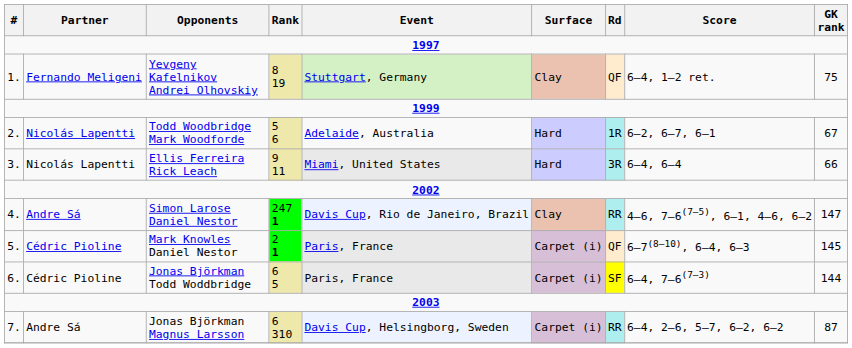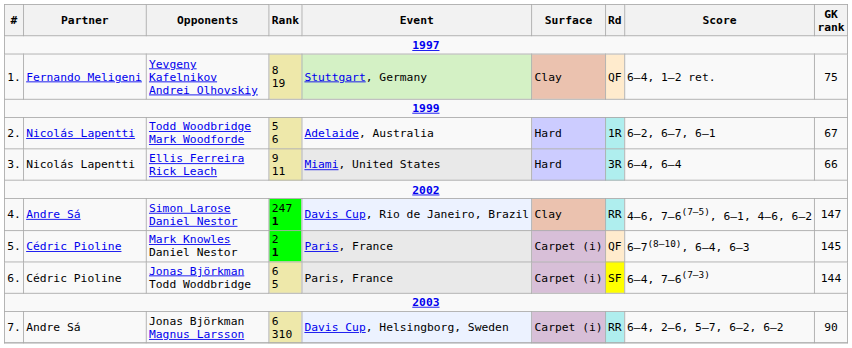(831, 327) 87 -> (831, 327) 90
